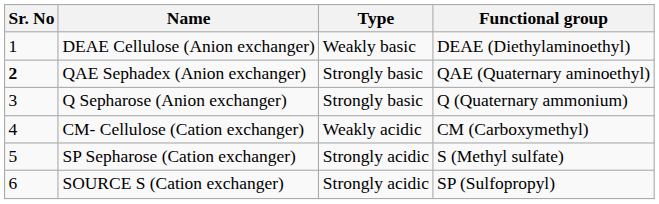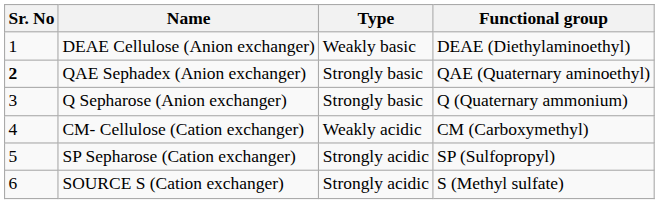(500, 156) S (Methyl sulfate) -> (496, 156) SP (Sulfopropyl)
(496, 184) SP (Sulfopropyl) -> (500, 184) S (Methyl sulfate)
